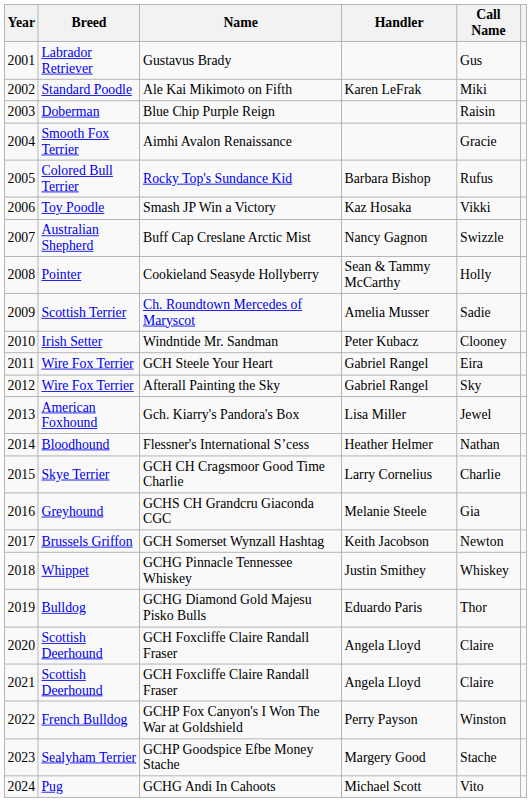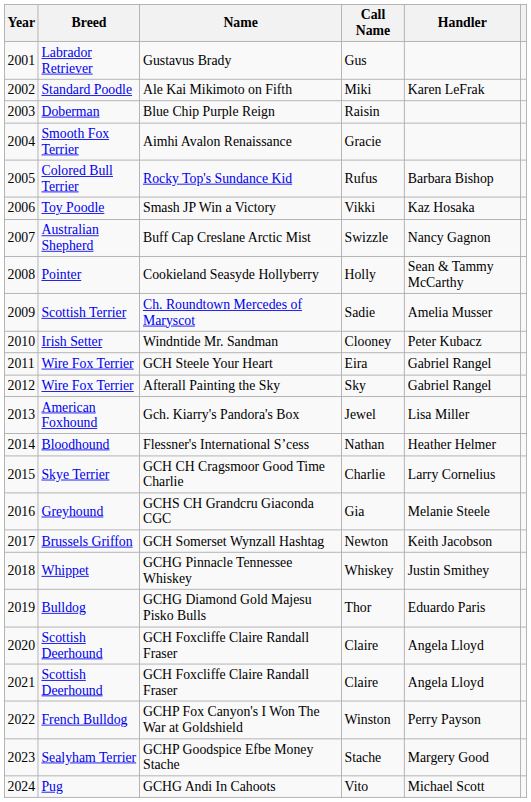columns swapped: (488, 23) <-> (399, 23)
